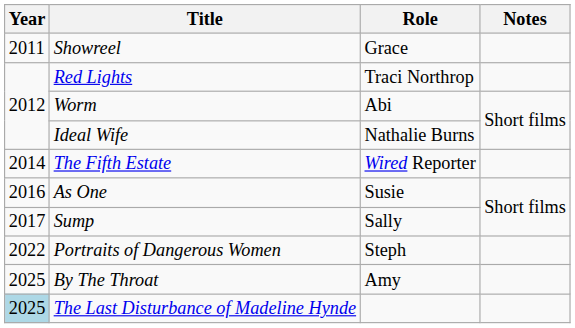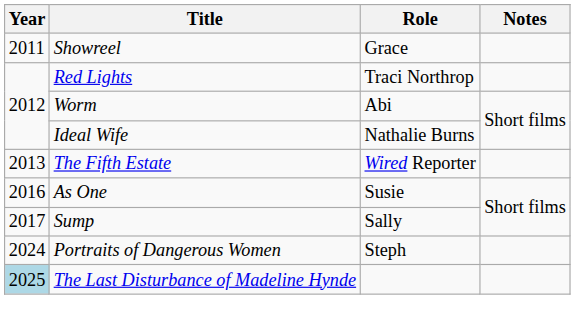(27, 163) 2014 -> (27, 163) 2013
(27, 250) 2022 -> (27, 250) 2024
- row: (106, 279)
